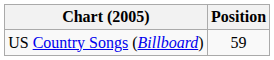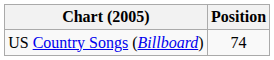(239, 42) 59 -> (239, 42) 74
